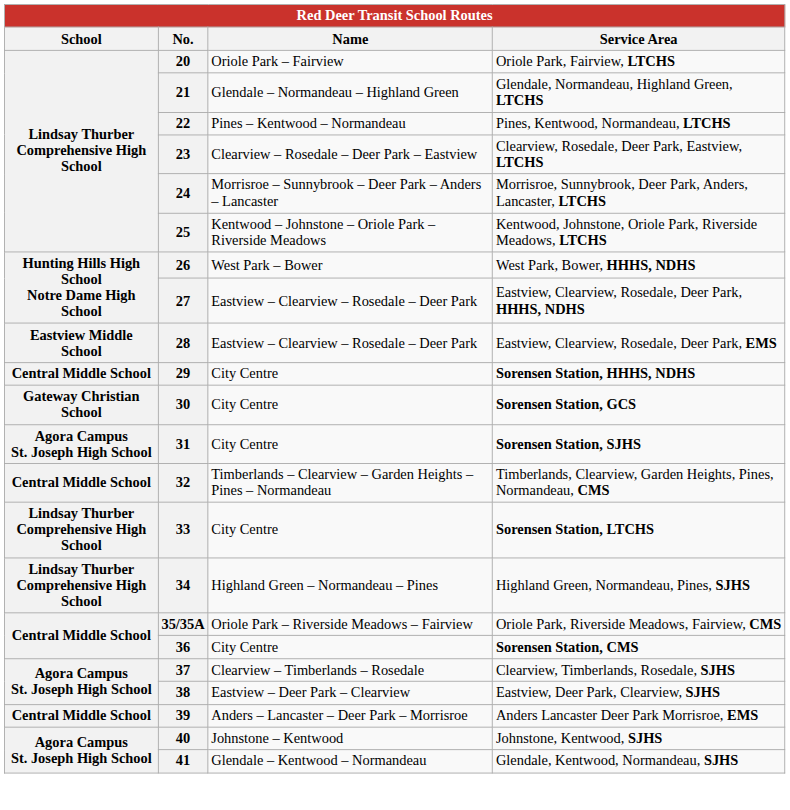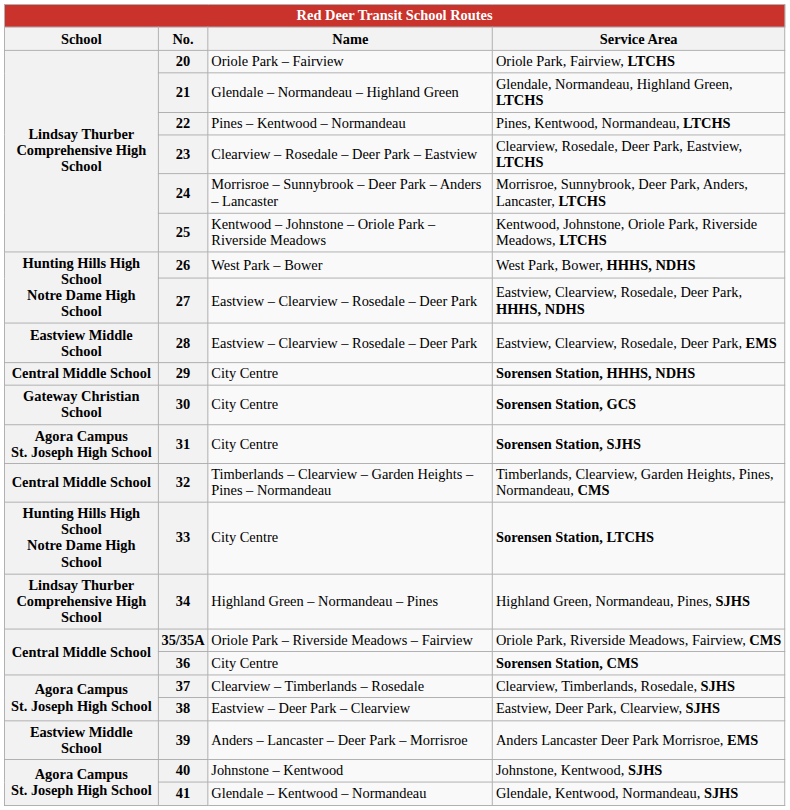(81, 530) Lindsay Thurber Comprehensive High School -> (81, 538) Hunting Hills High School Notre Dame High School
(81, 715) Central Middle School -> (81, 739) Eastview Middle School
